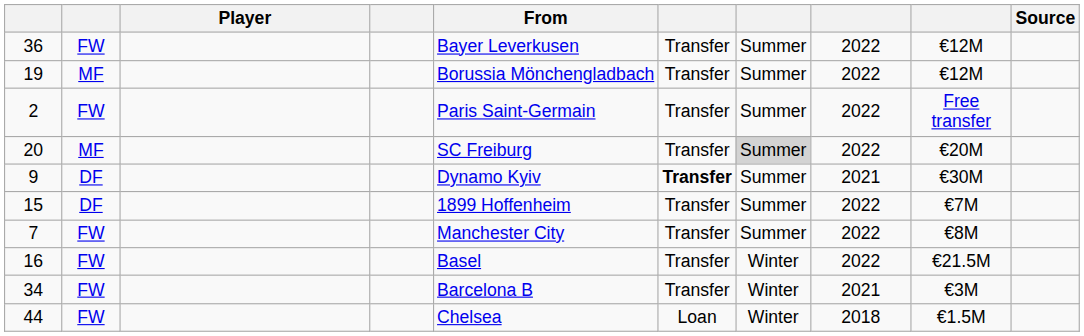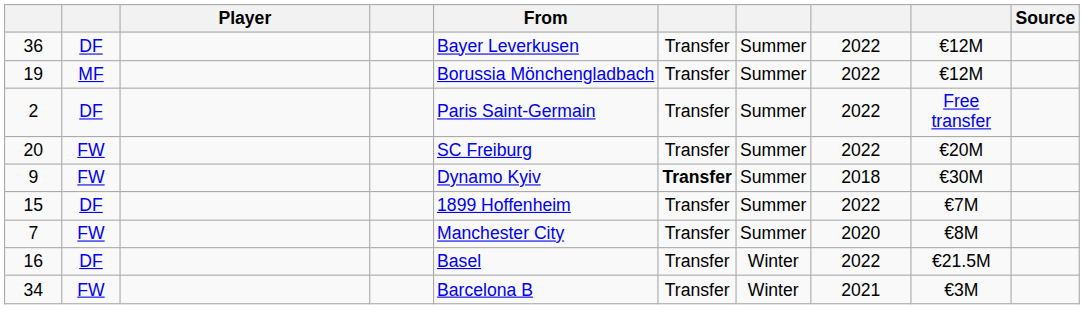(91, 46) FW -> (91, 46) DF
(91, 112) FW -> (91, 112) DF
(91, 149) MF -> (91, 149) FW
(773, 149) lightgrey background -> (773, 149) no background
(91, 177) DF -> (91, 177) FW
(861, 177) 2021 -> (861, 177) 2018
(861, 233) 2022 -> (861, 233) 2020
(91, 261) FW -> (91, 261) DF
- row: (33, 317)
